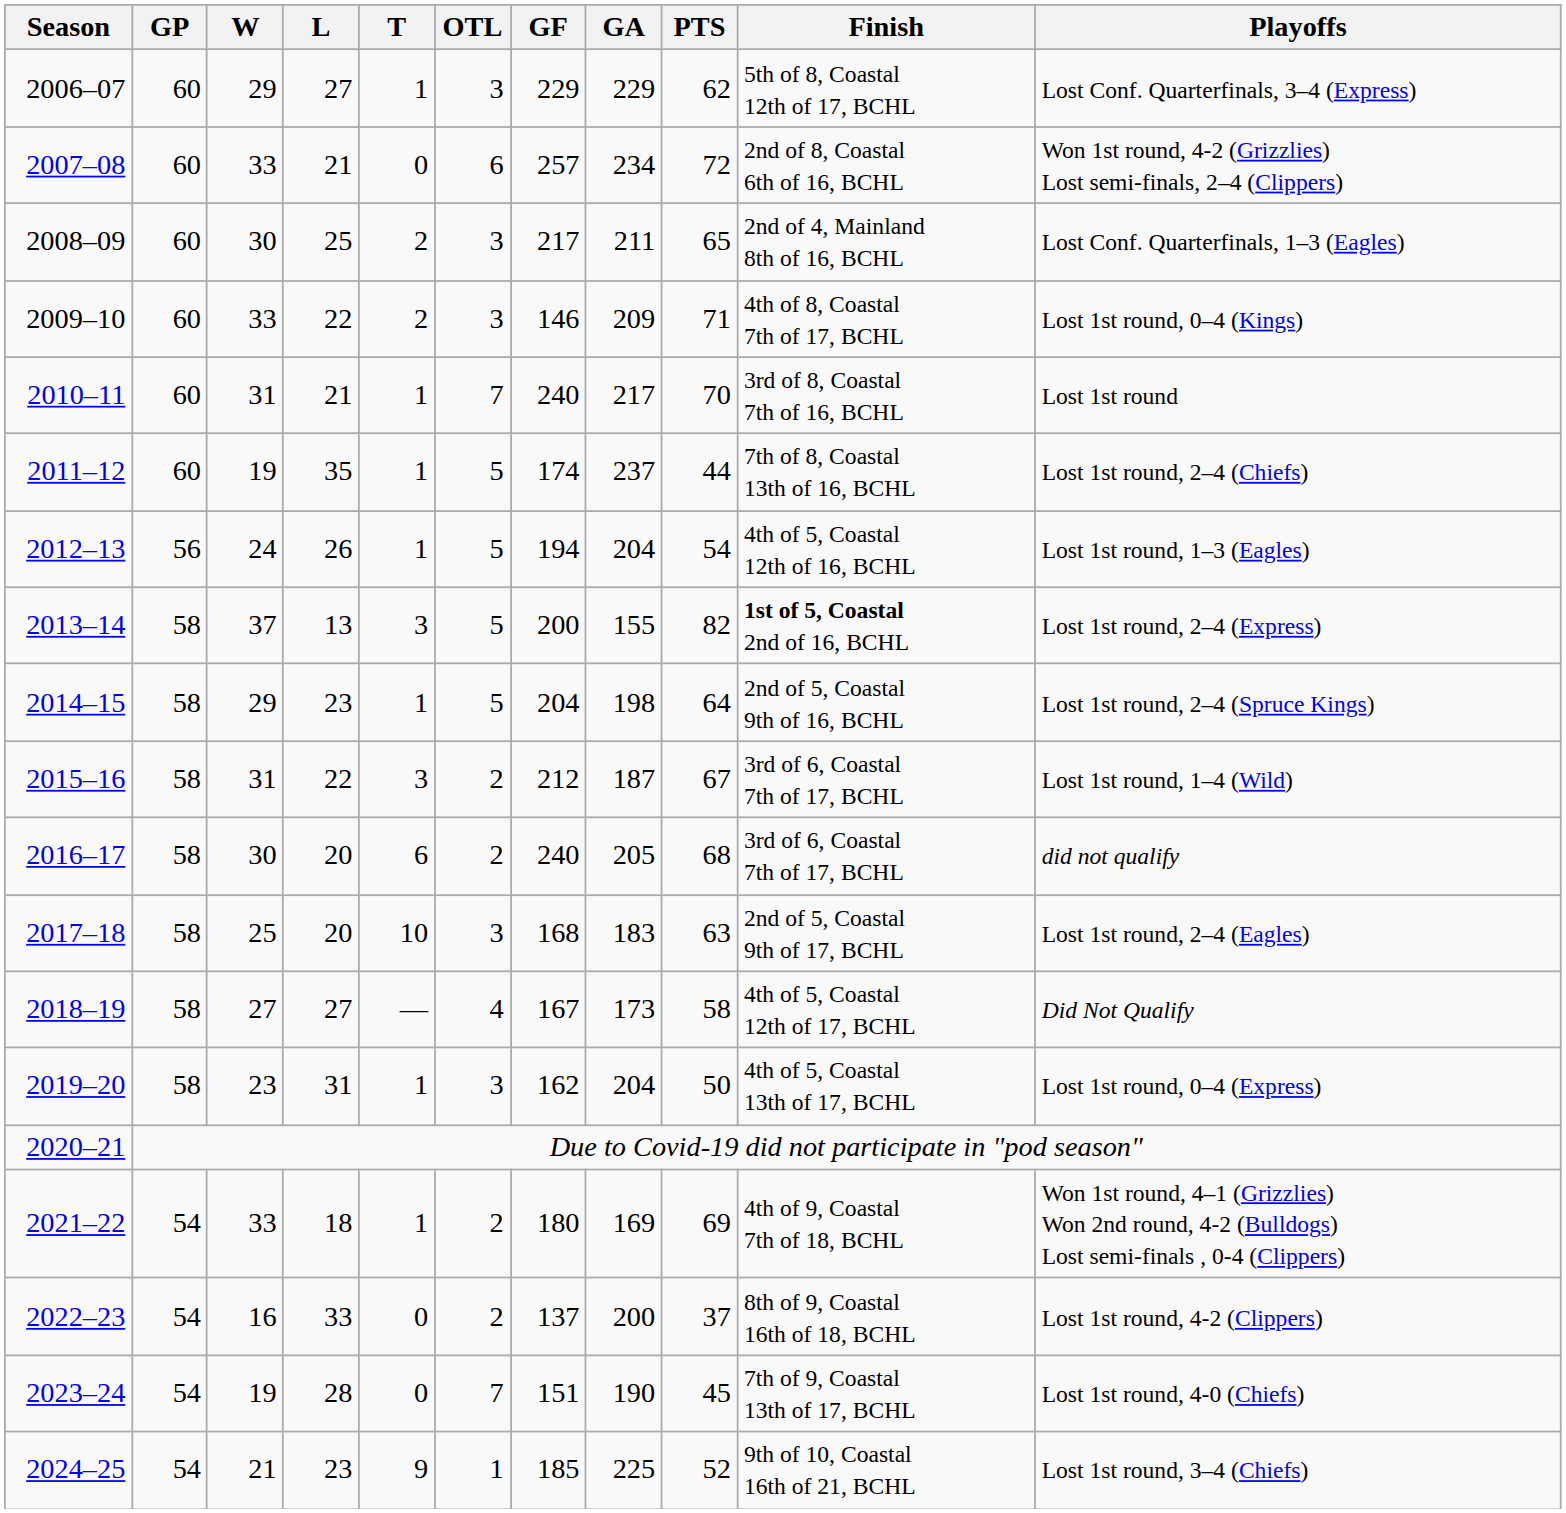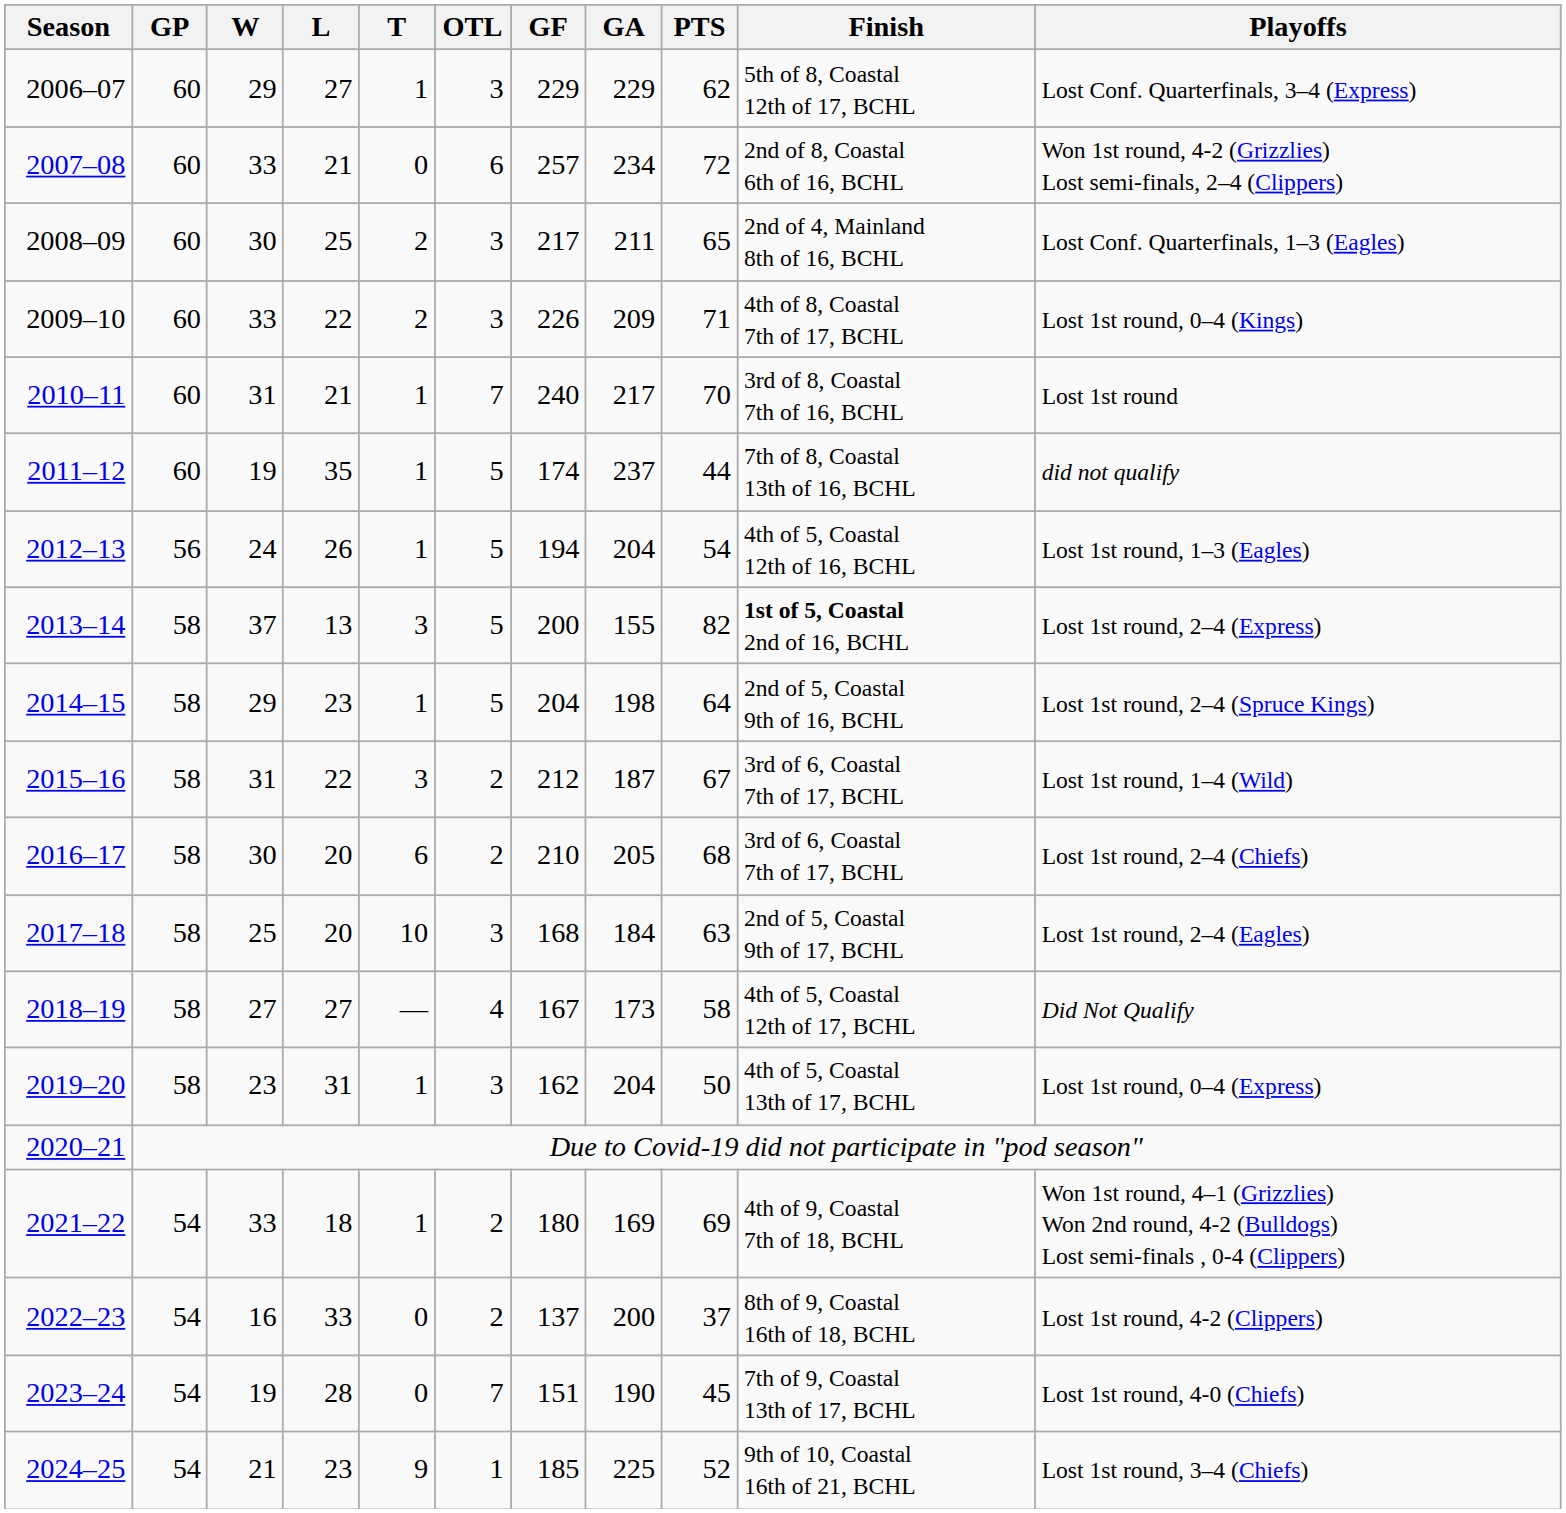(558, 318) 146 -> (558, 318) 226
(1175, 473) Lost 1st round, 2–4 (Chiefs) -> (1110, 473) did not qualify
(558, 855) 240 -> (558, 855) 210
(1110, 857) did not qualify -> (1175, 857) Lost 1st round, 2–4 (Chiefs)
(634, 932) 183 -> (634, 932) 184
